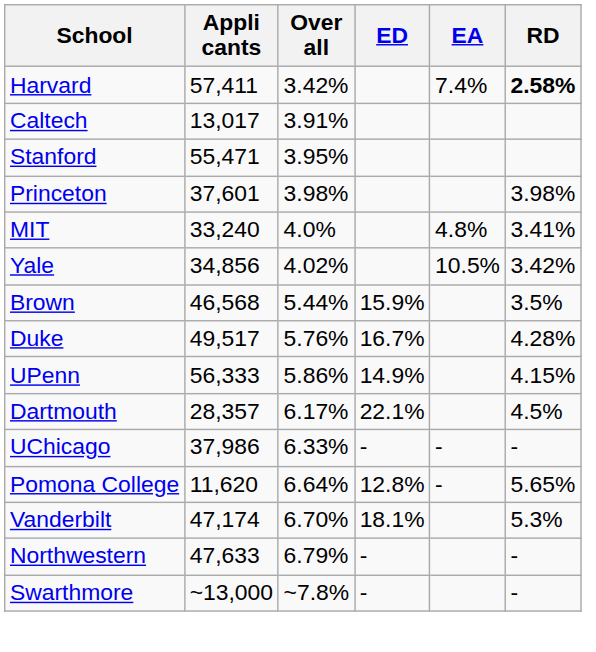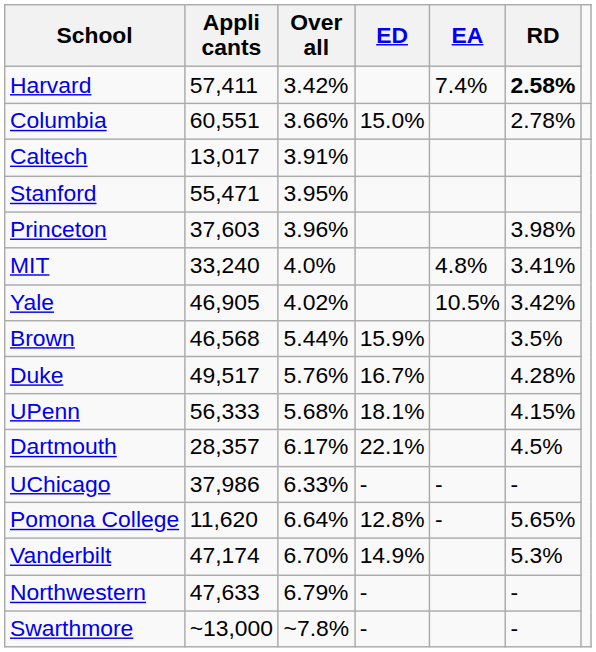+ row: (58, 120)
(225, 193) 37,601 -> (225, 229) 37,603
(316, 193) 3.98% -> (316, 229) 3.96%
(225, 266) 34,856 -> (225, 302) 46,905
(316, 374) 5.86% -> (316, 411) 5.68%
(392, 374) 14.9% -> (392, 411) 18.1%
(392, 520) 18.1% -> (392, 556) 14.9%
